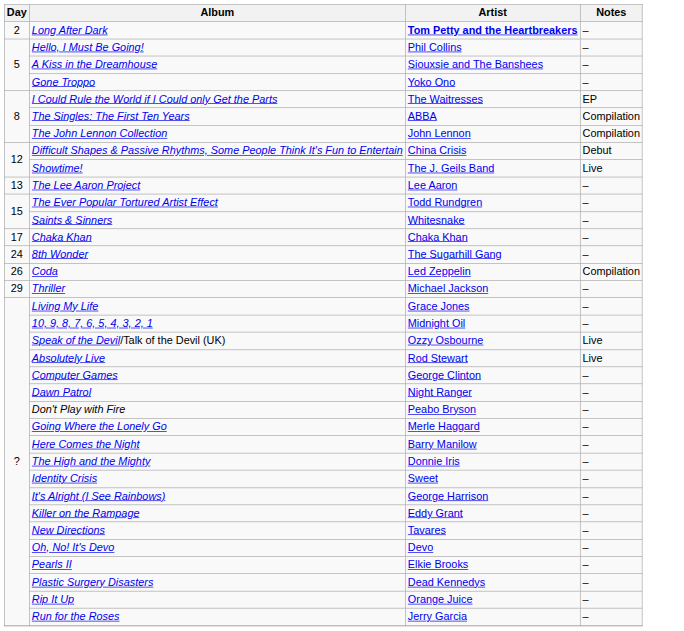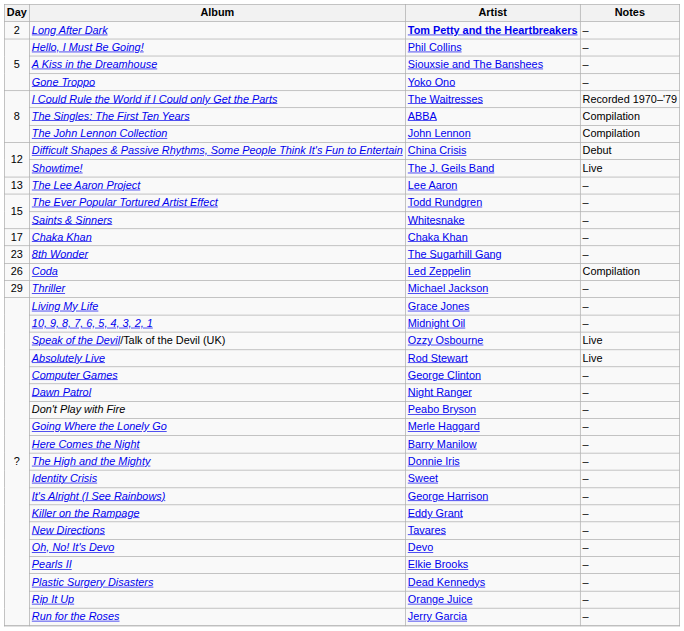(590, 99) EP -> (630, 99) Recorded 1970–'79
(17, 254) 24 -> (17, 254) 23
